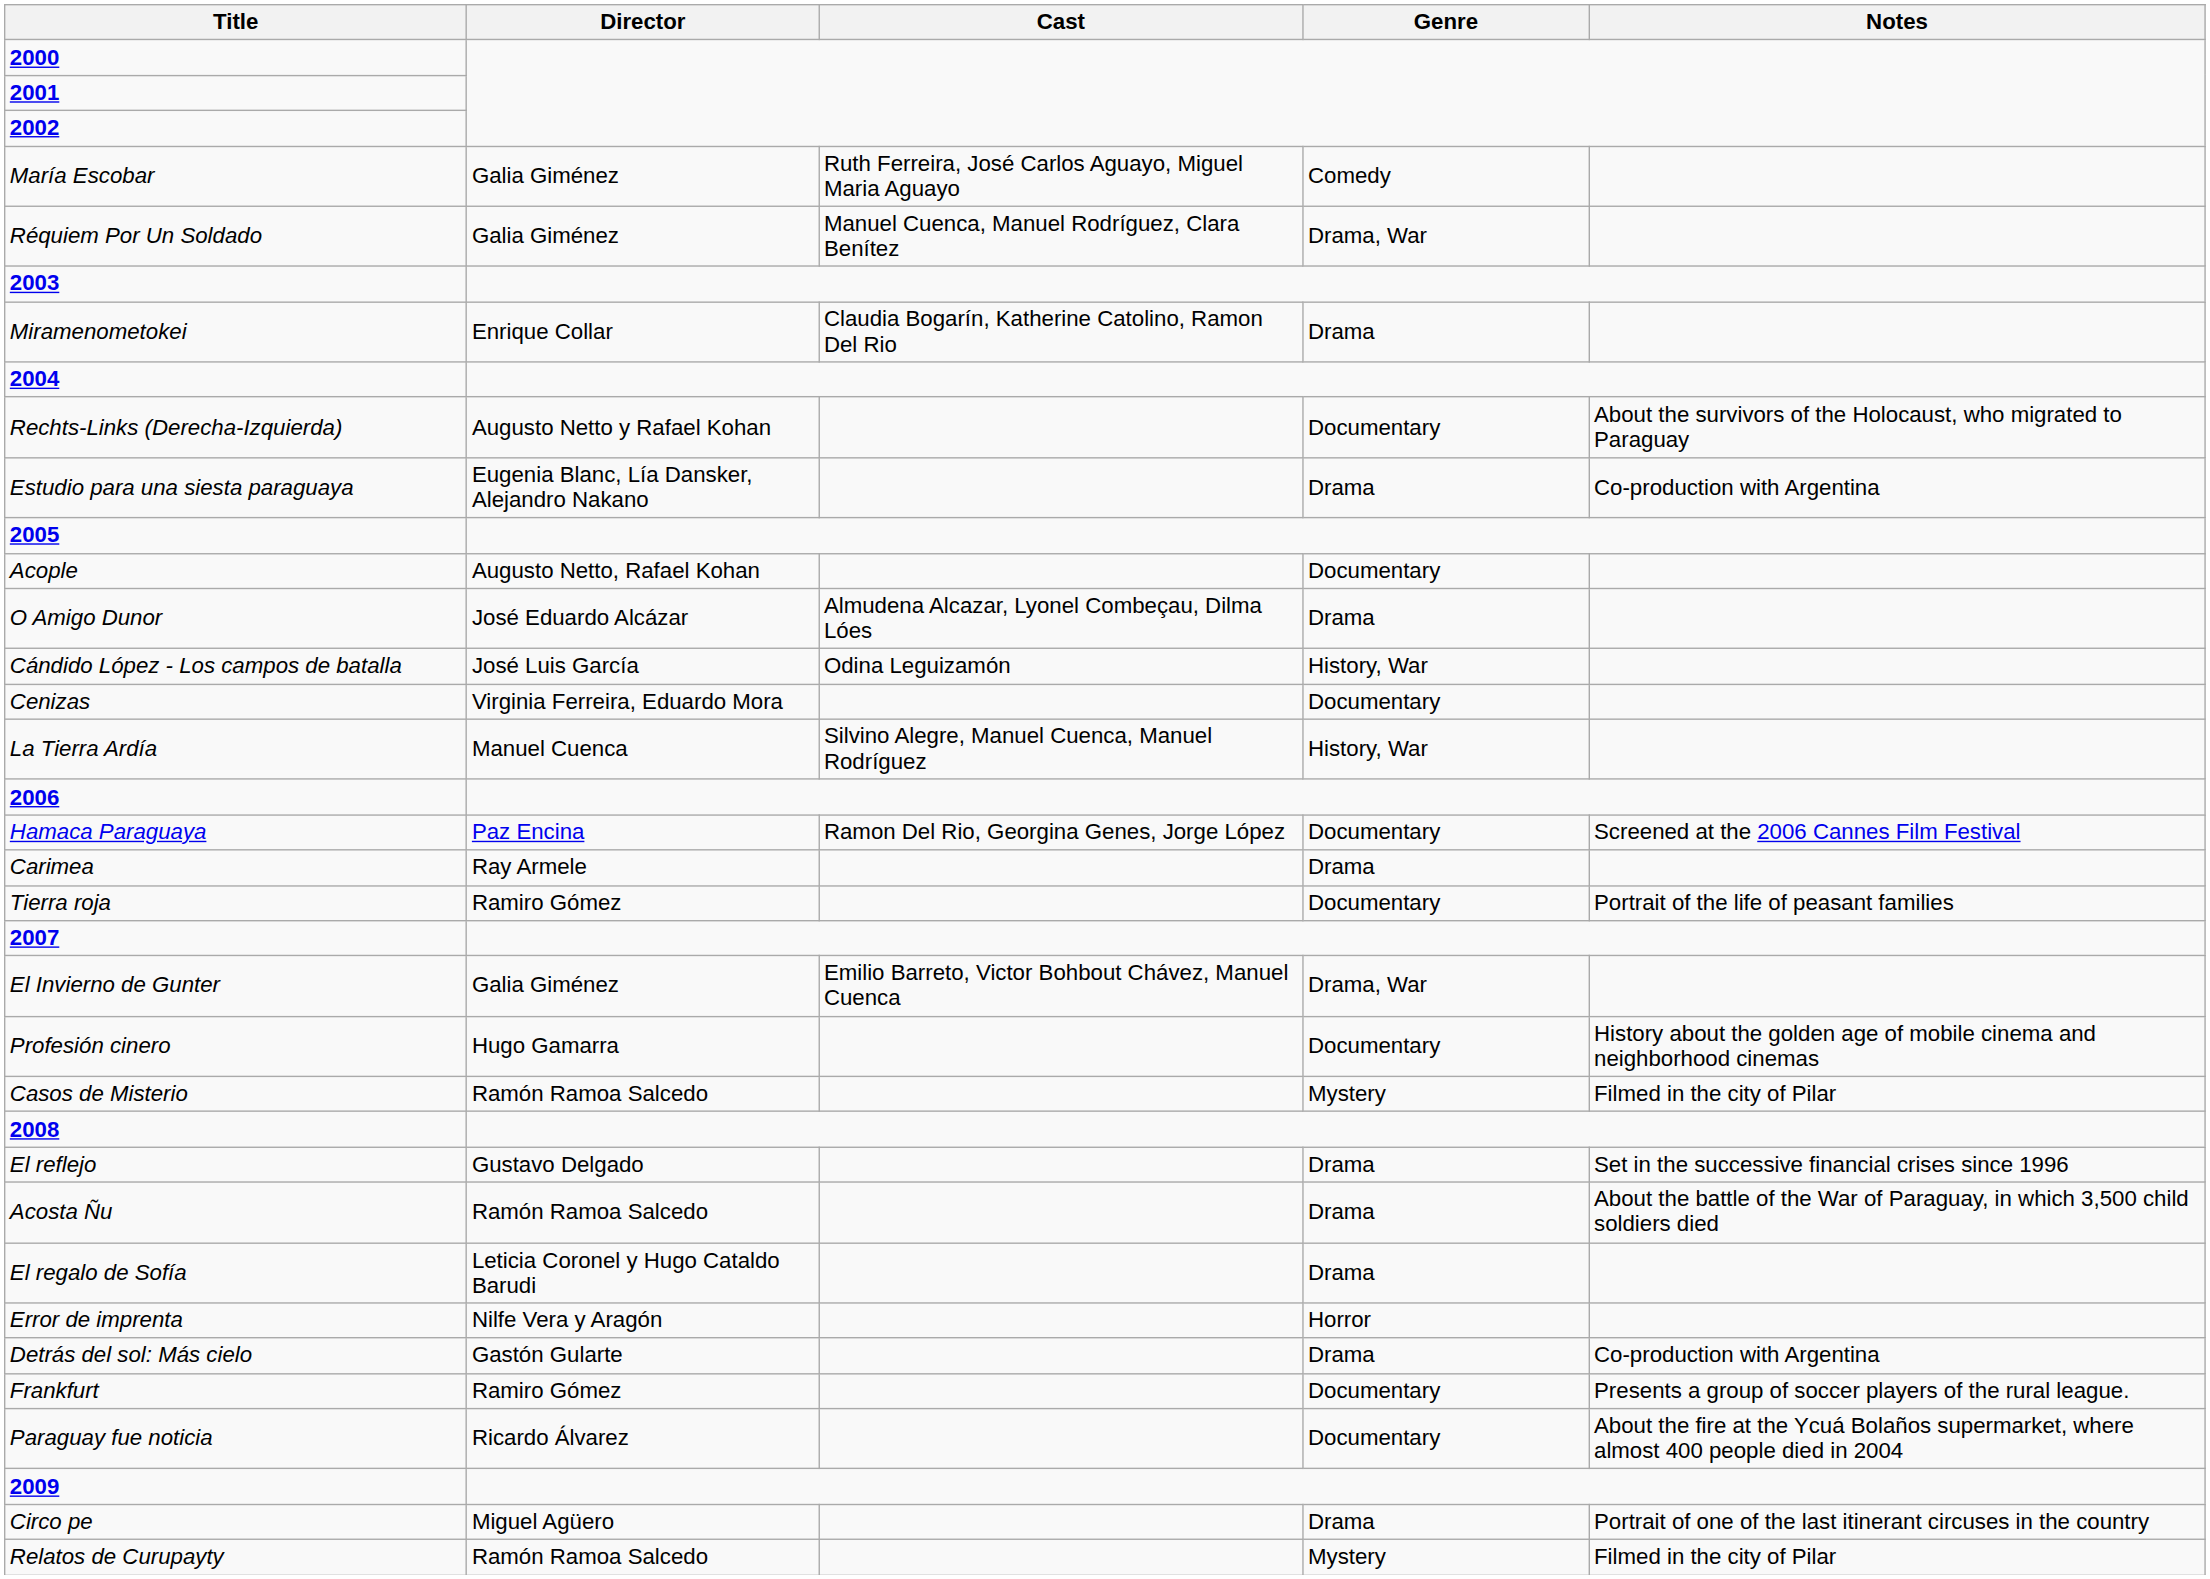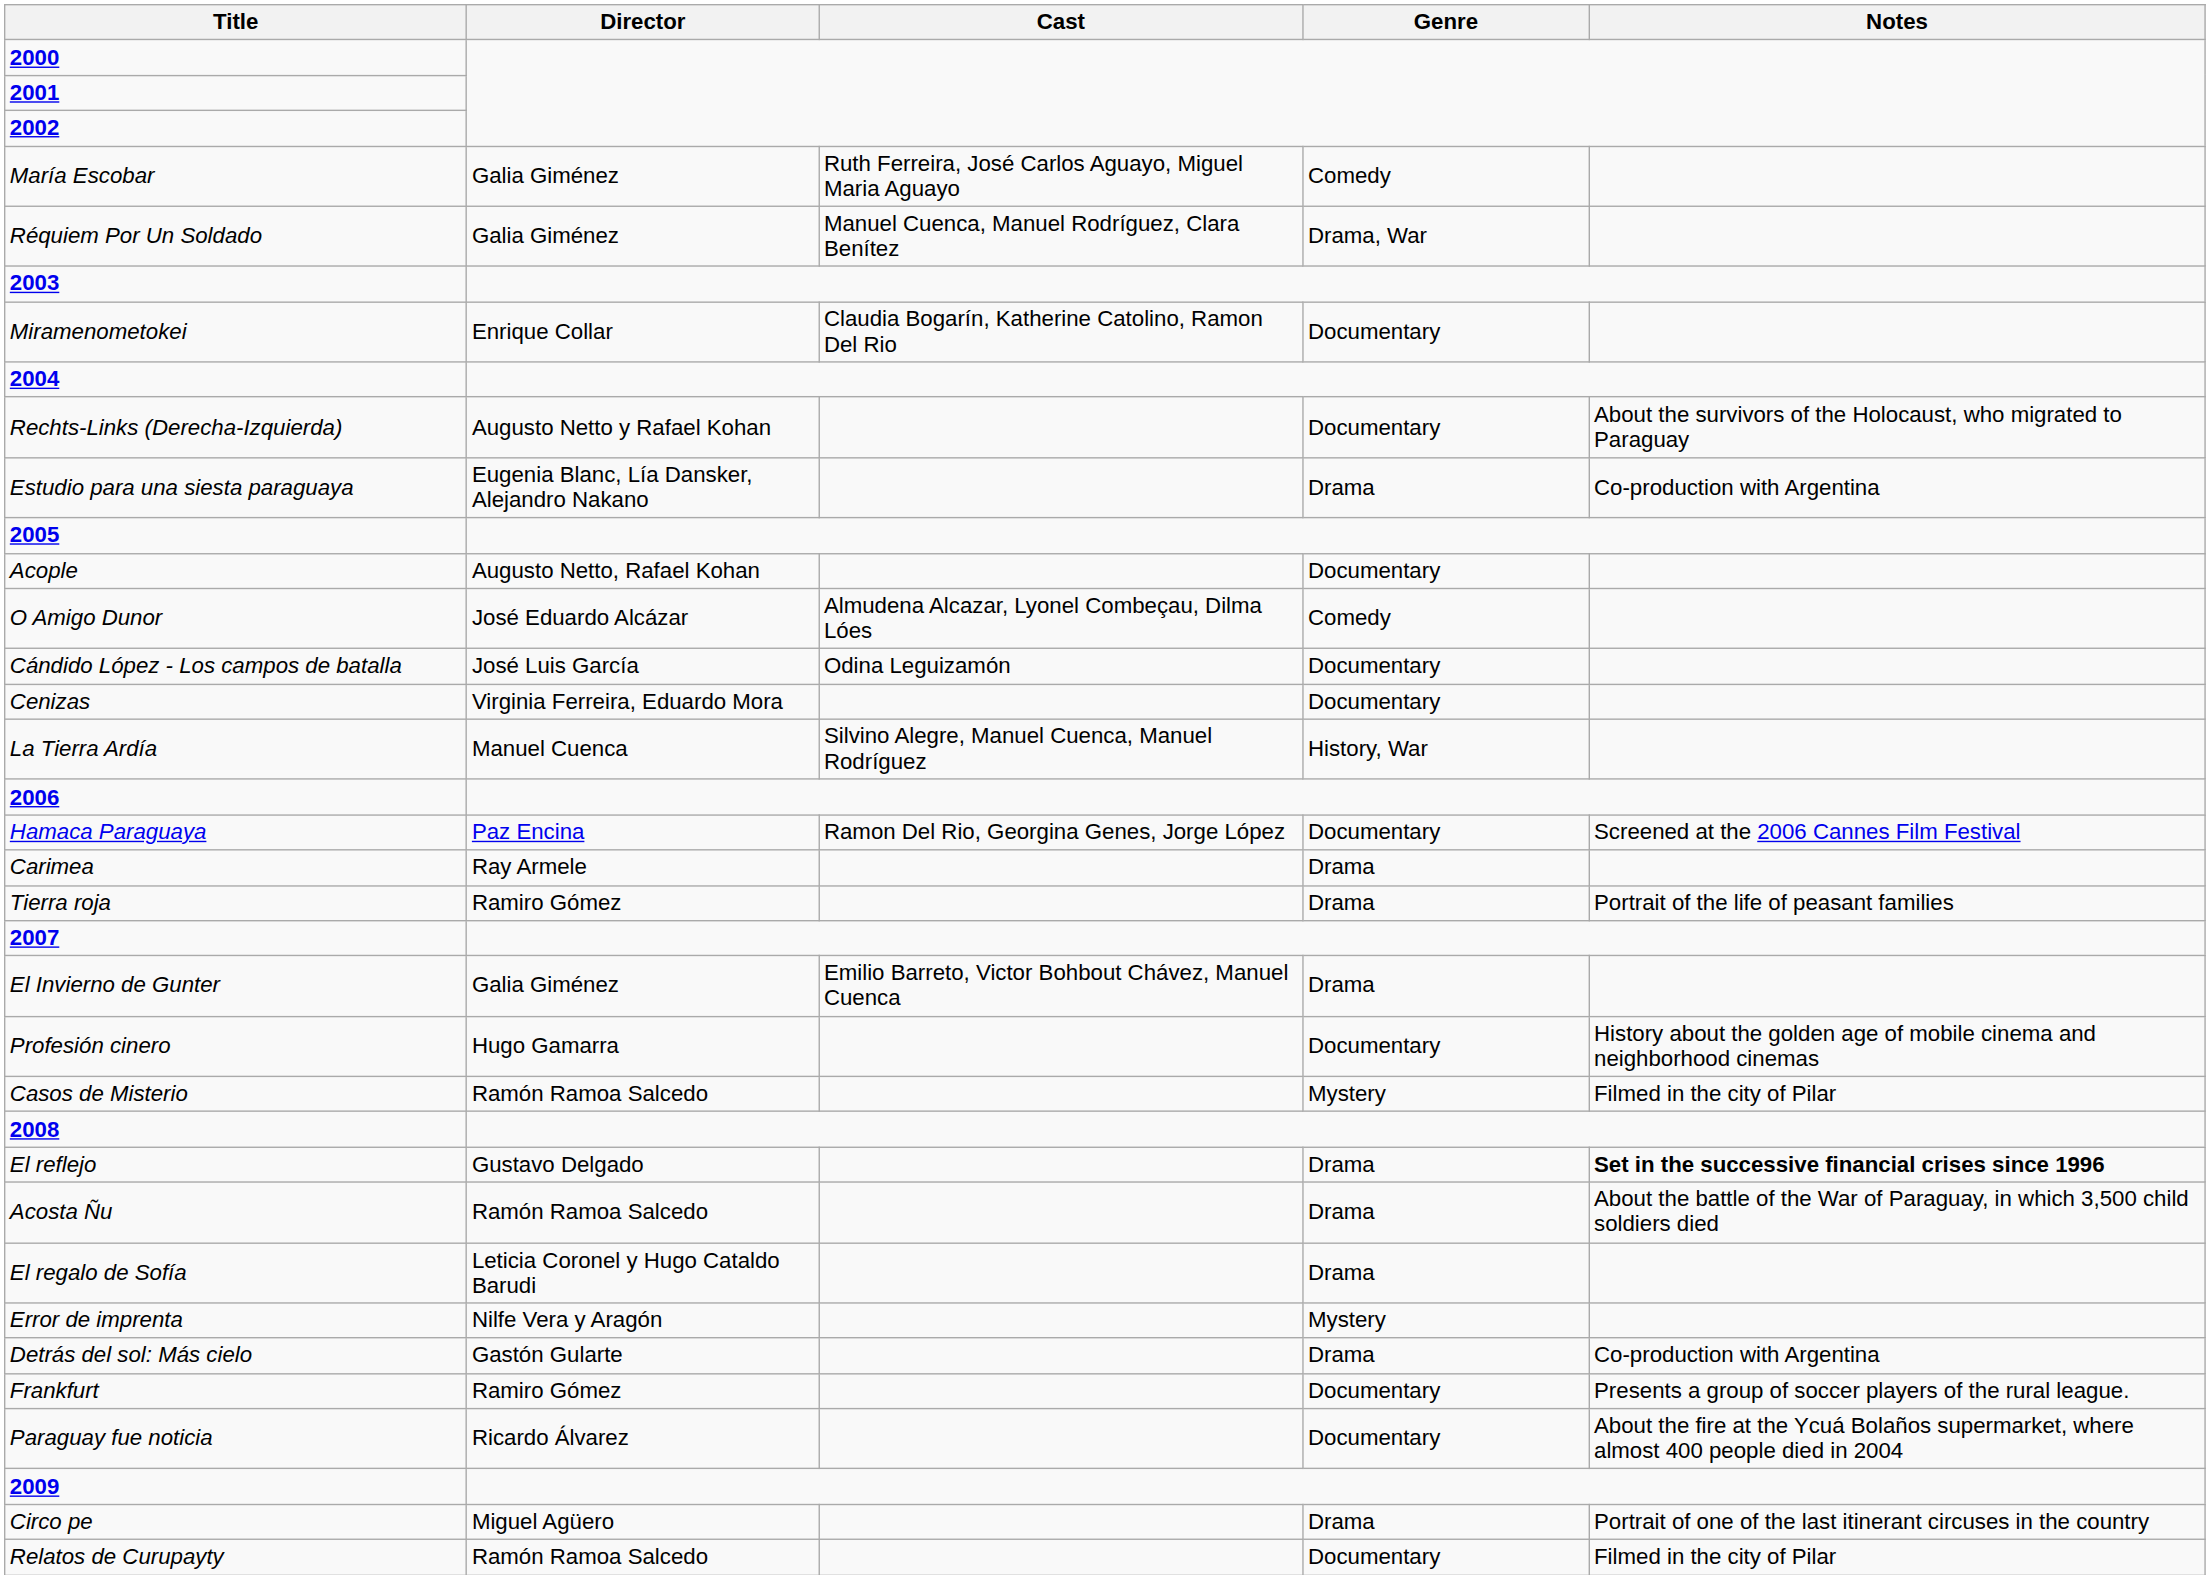(1341, 331) Drama -> (1374, 331) Documentary
(1341, 618) Drama -> (1349, 618) Comedy
(1368, 666) History, War -> (1374, 666) Documentary
(1374, 902) Documentary -> (1341, 902) Drama
(1368, 985) Drama, War -> (1341, 985) Drama
(1831, 1164) normal -> (1849, 1164) bold
(1340, 1320) Horror -> (1347, 1320) Mystery
(1347, 1556) Mystery -> (1374, 1556) Documentary
